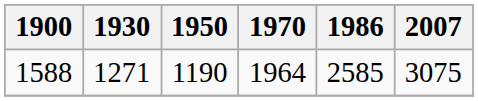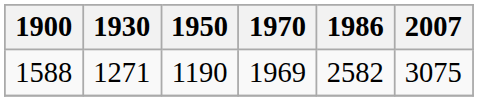(277, 72) 1964 -> (277, 72) 1969
(355, 72) 2585 -> (355, 72) 2582
